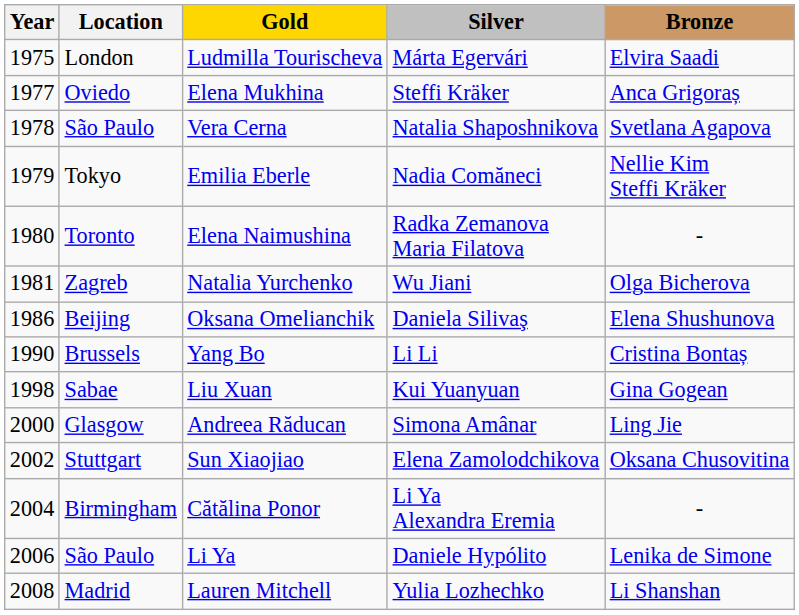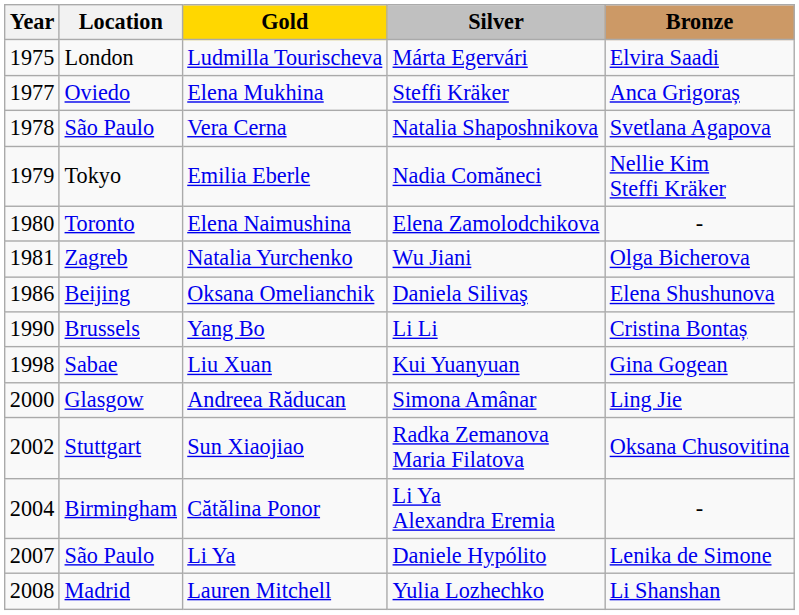(471, 236) Radka Zemanova Maria Filatova -> (496, 223) Elena Zamolodchikova
(496, 460) Elena Zamolodchikova -> (471, 447) Radka Zemanova Maria Filatova
(32, 555) 2006 -> (32, 555) 2007
